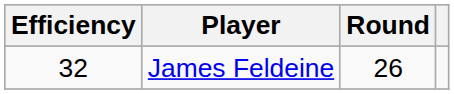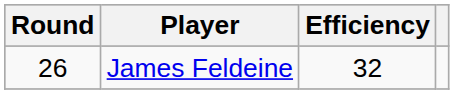columns swapped: (388, 25) <-> (73, 25)
